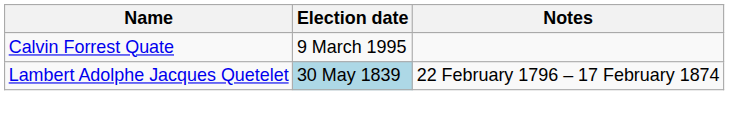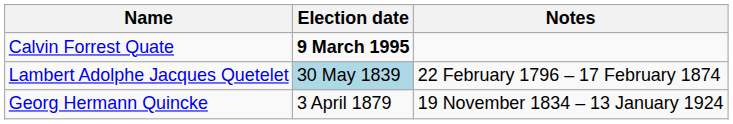(352, 47) normal -> (353, 47) bold
+ row: (108, 103)
